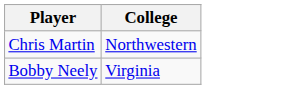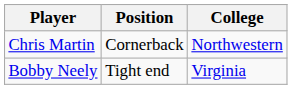+ column: (144, 17)
